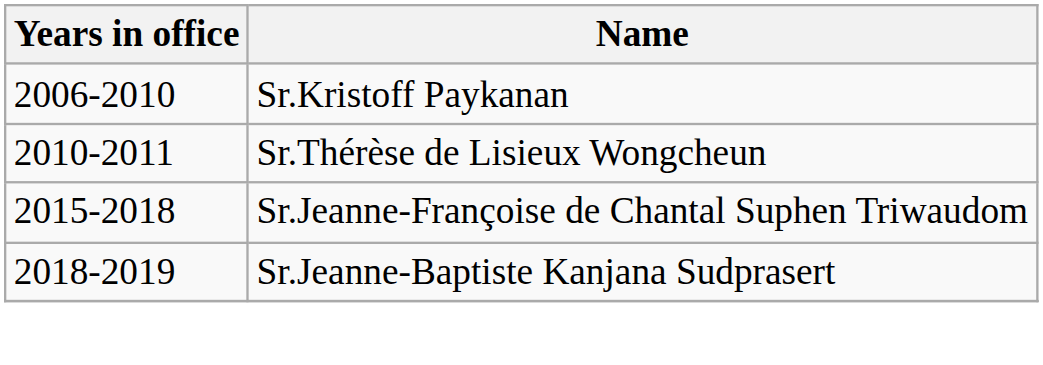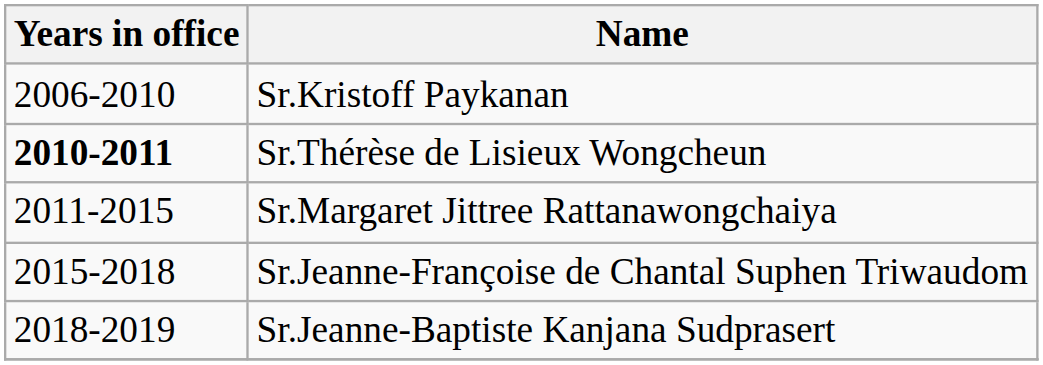(94, 152) normal -> (94, 152) bold
+ row: (547, 211)
